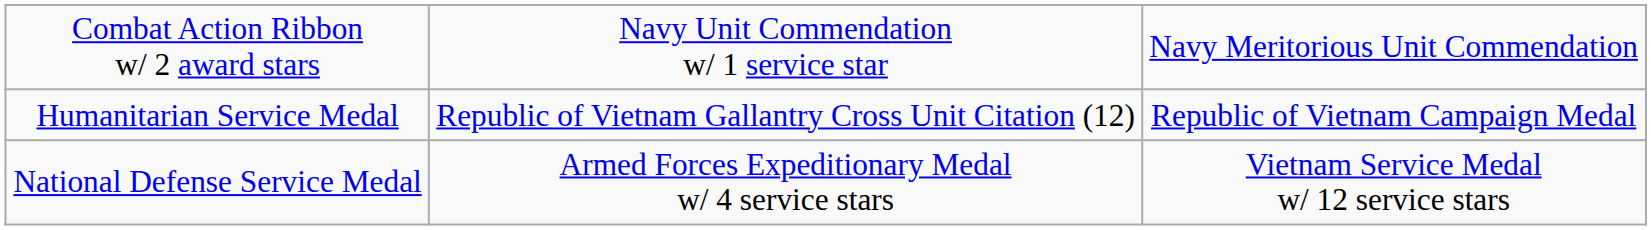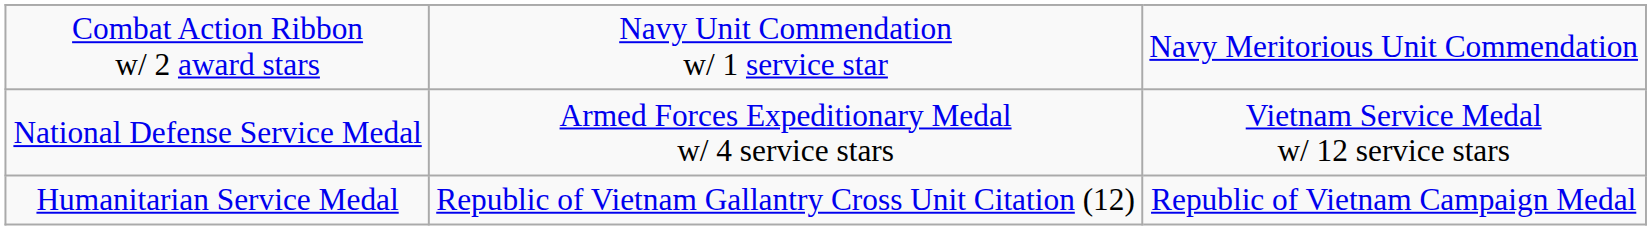rows swapped: (218, 181) <-> (218, 114)
